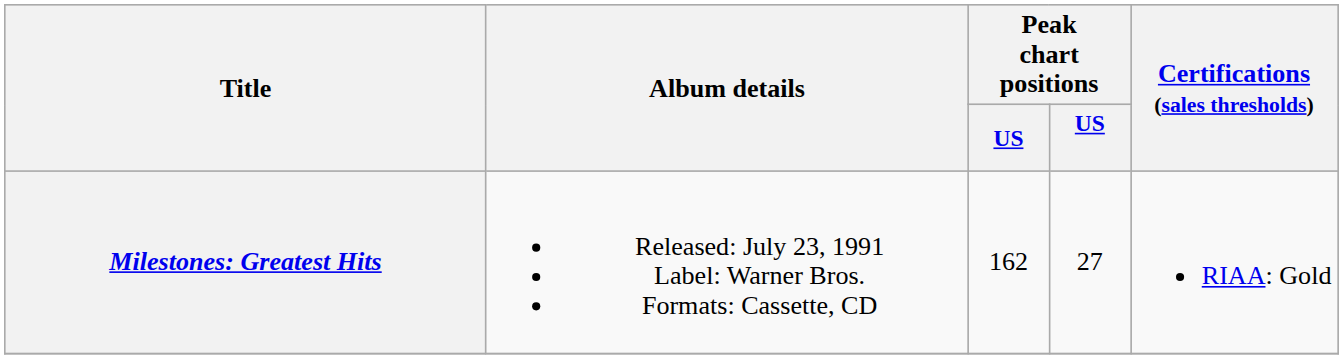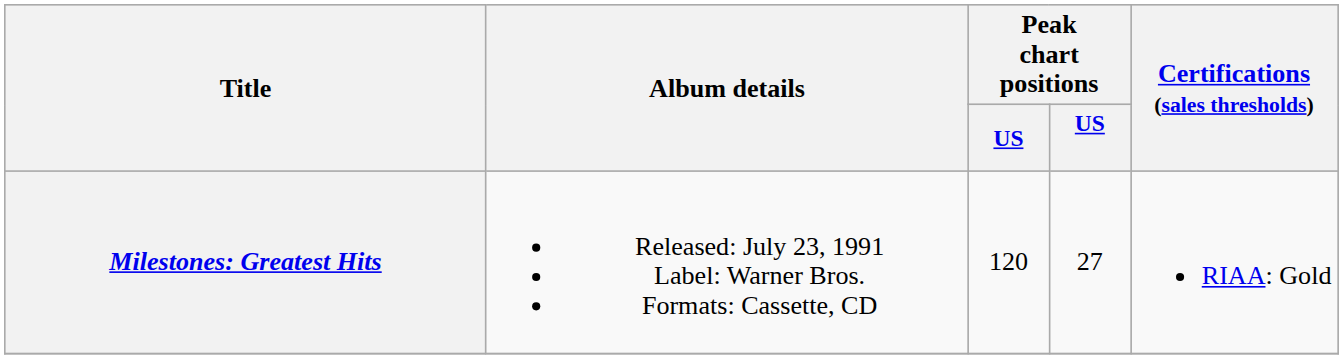(1008, 261) 162 -> (1008, 261) 120
